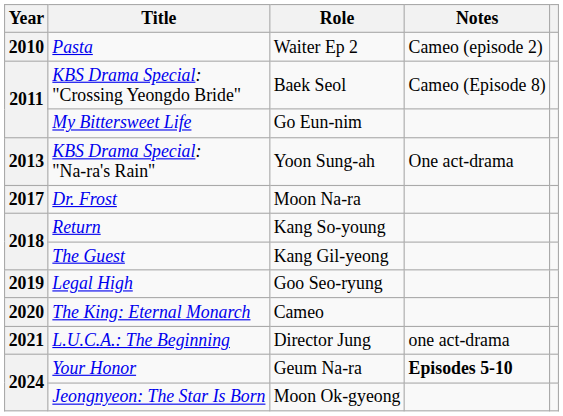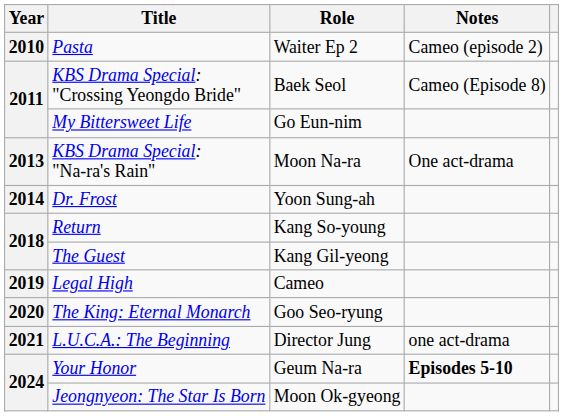(324, 161) Yoon Sung-ah -> (317, 161) Moon Na-ra
(26, 199) 2017 -> (26, 199) 2014
(317, 199) Moon Na-ra -> (324, 199) Yoon Sung-ah
(328, 283) Goo Seo-ryung -> (299, 283) Cameo
(299, 312) Cameo -> (328, 312) Goo Seo-ryung
